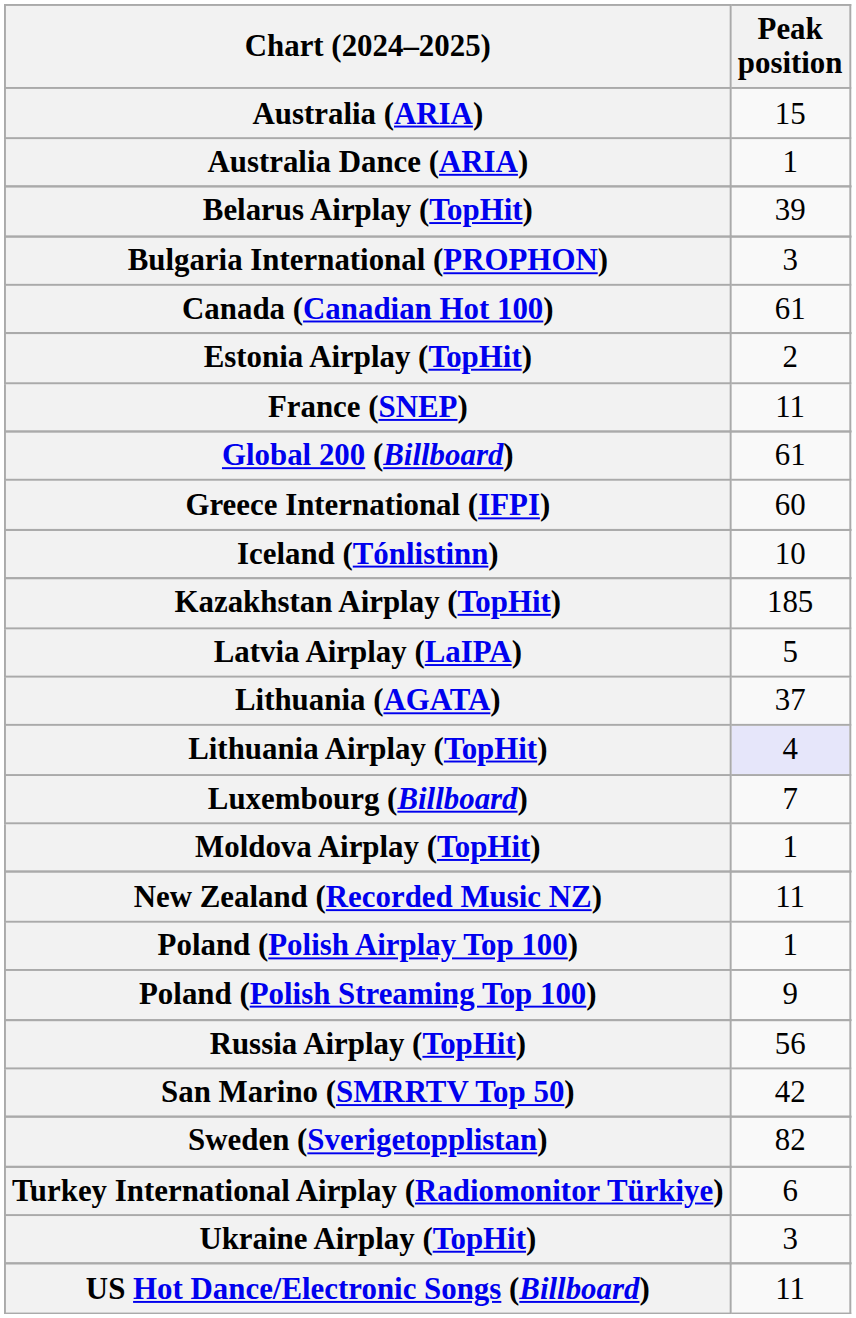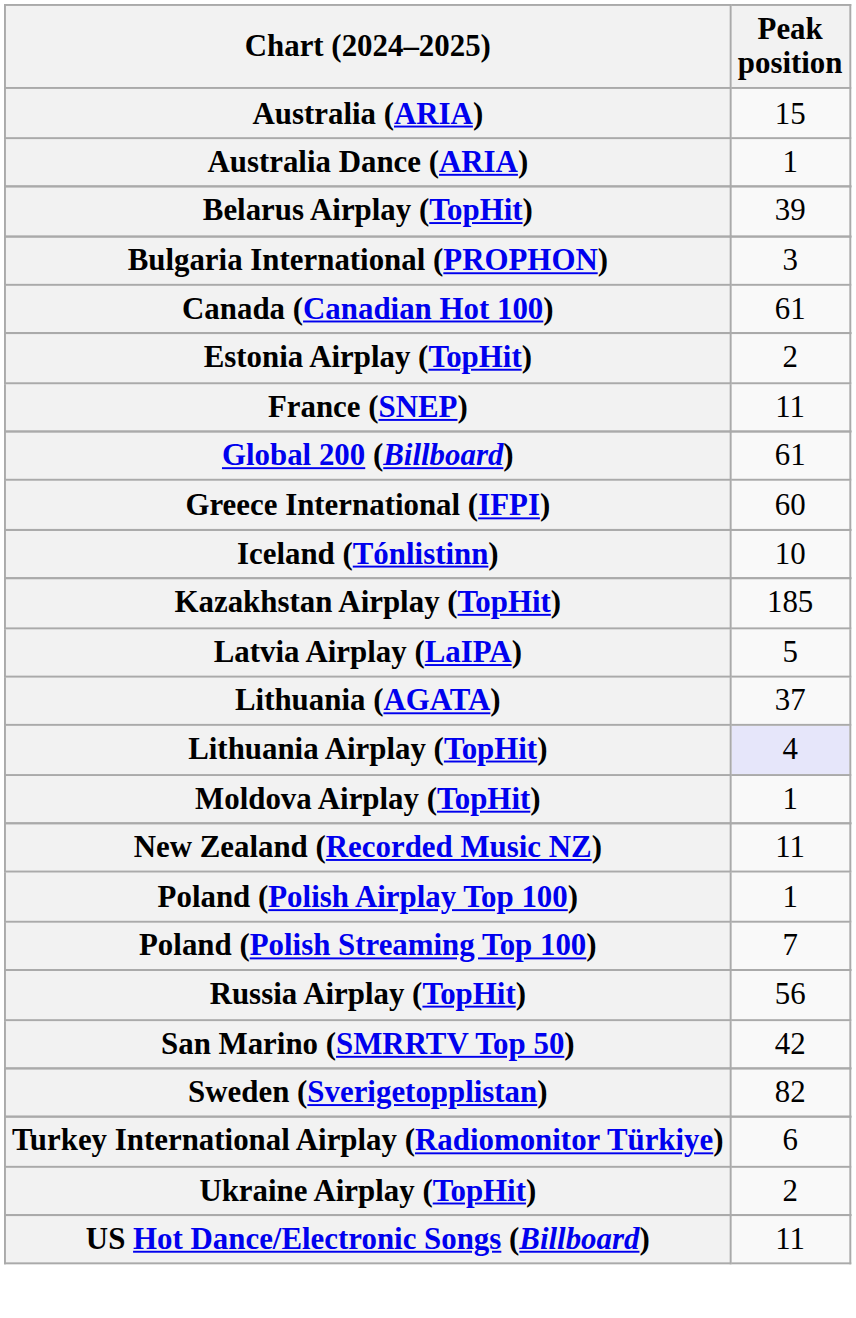- row: (368, 798)
(790, 994) 9 -> (790, 945) 7
(790, 1239) 3 -> (790, 1190) 2
